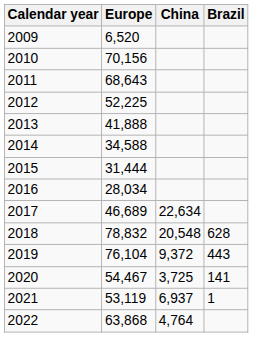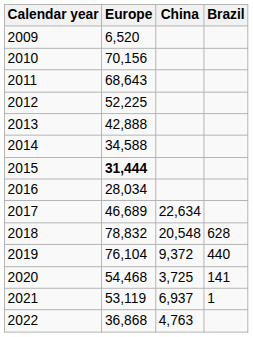(126, 124) 41,888 -> (126, 124) 42,888
(126, 168) normal -> (126, 168) bold
(219, 255) 443 -> (219, 255) 440
(126, 277) 54,467 -> (126, 277) 54,468
(126, 320) 63,868 -> (126, 320) 36,868
(176, 320) 4,764 -> (176, 320) 4,763
